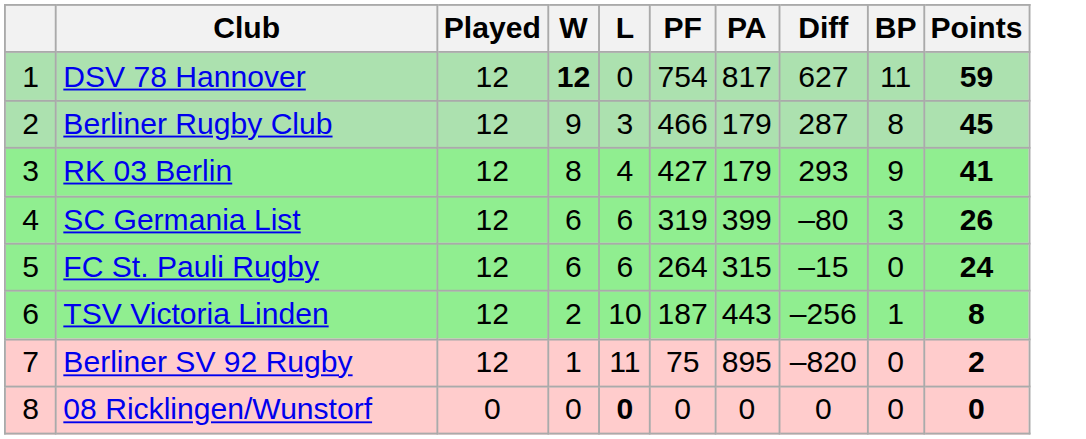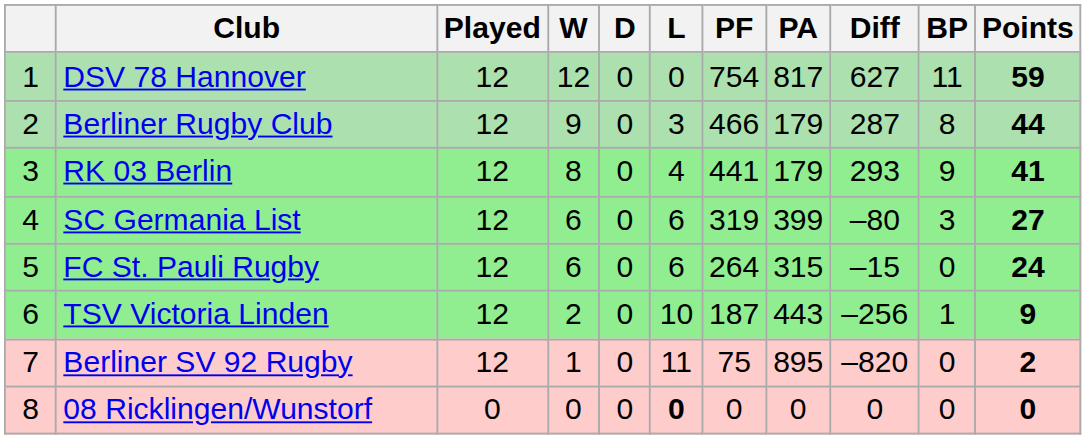+ column: (625, 28)
(573, 76) bold -> (573, 76) normal
(976, 123) 45 -> (1028, 123) 44
(683, 171) 427 -> (734, 171) 441
(976, 219) 26 -> (1028, 219) 27
(976, 314) 8 -> (1028, 314) 9
